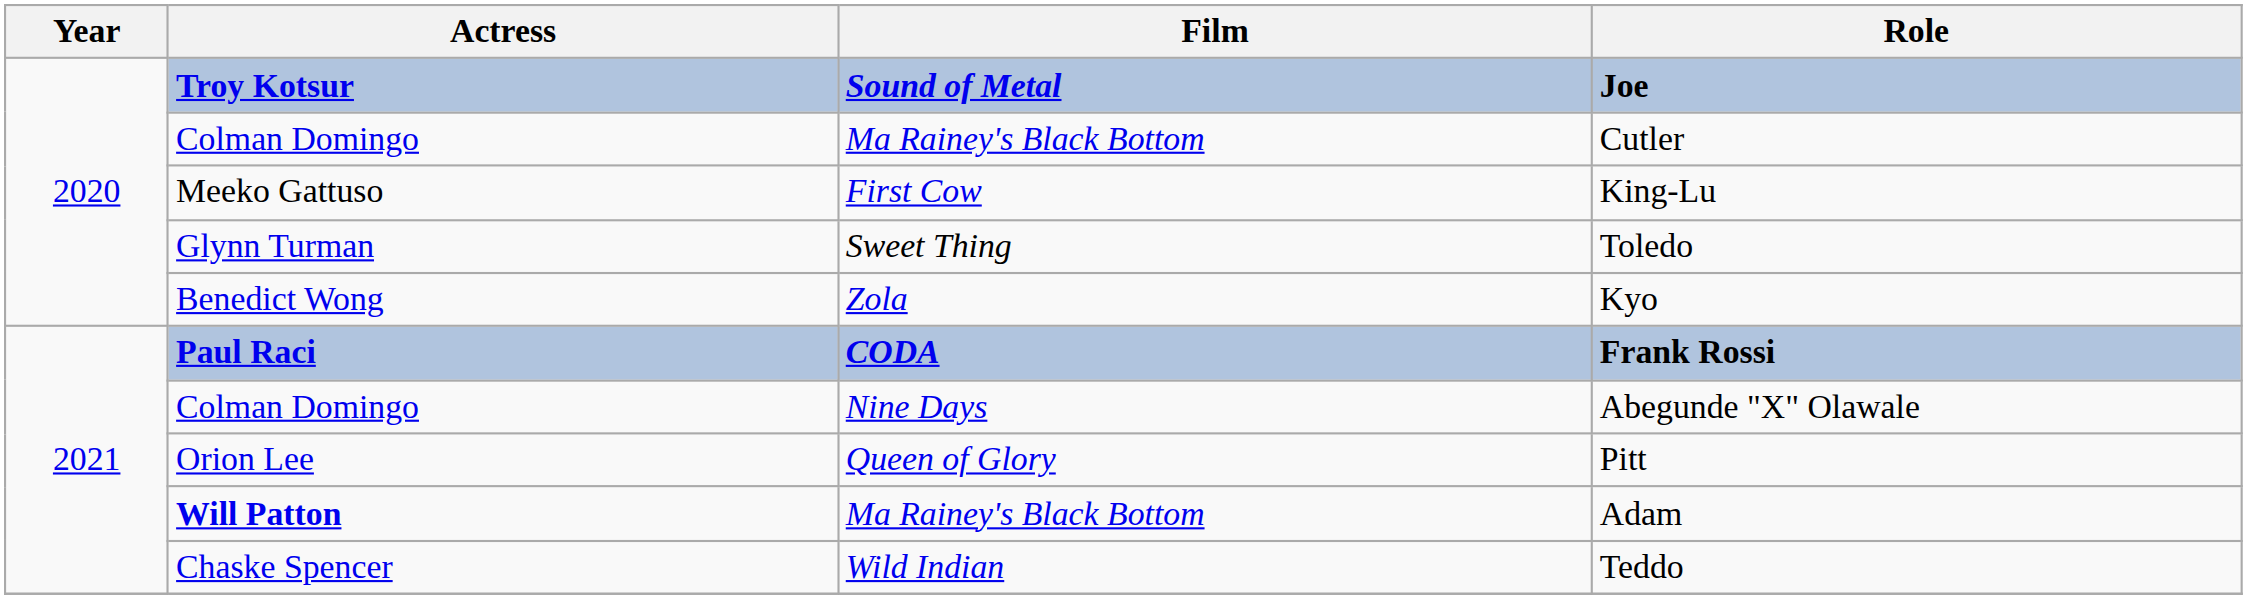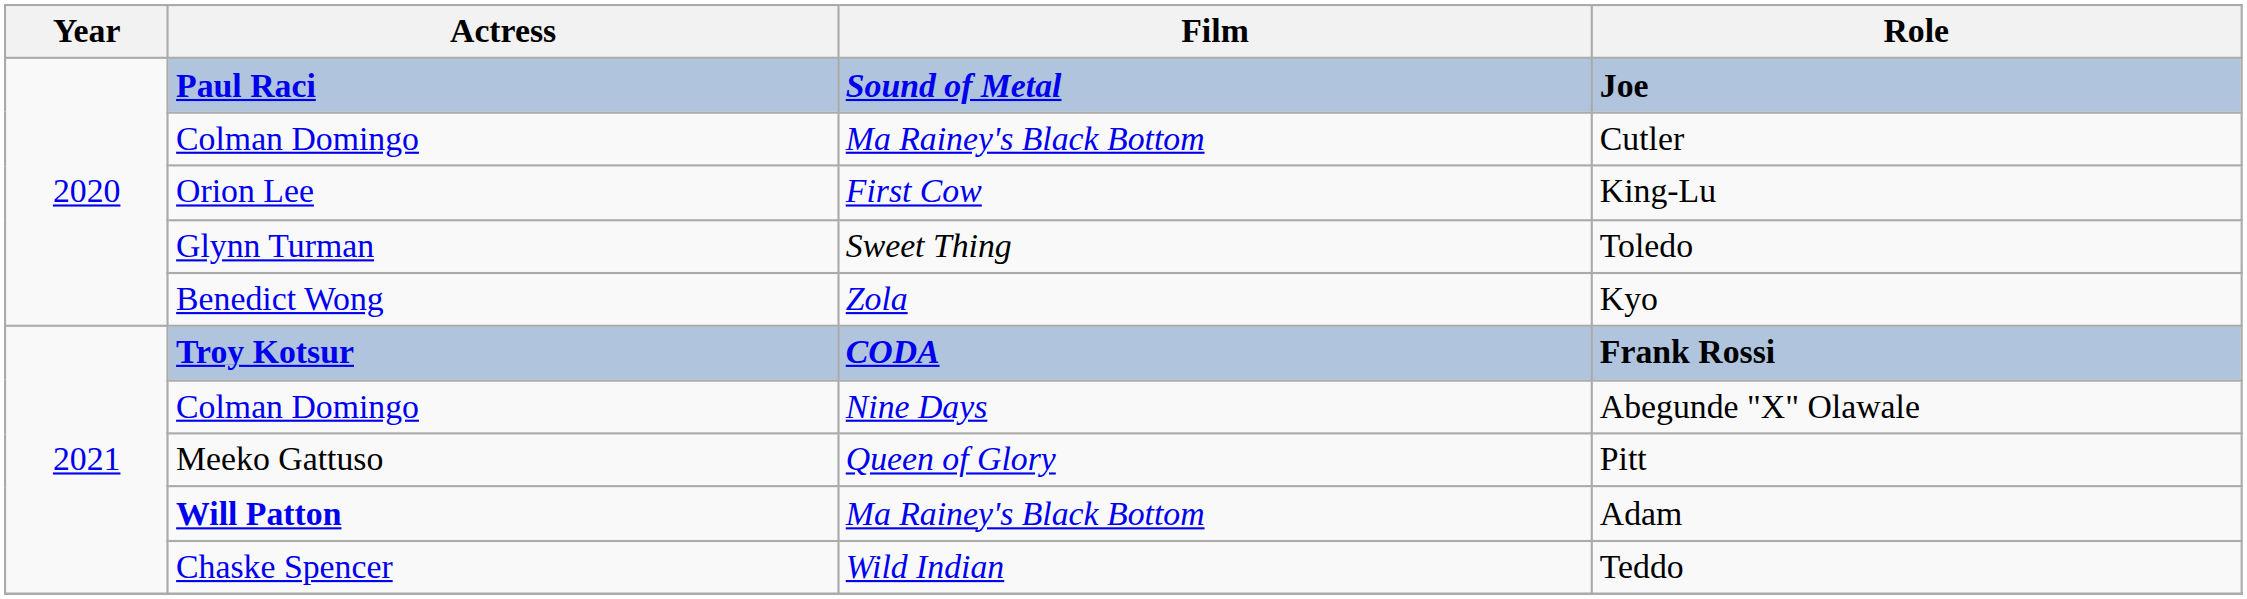(265, 84) Troy Kotsur -> (246, 84) Paul Raci
(280, 191) Meeko Gattuso -> (245, 191) Orion Lee
(246, 352) Paul Raci -> (265, 352) Troy Kotsur
(245, 459) Orion Lee -> (280, 459) Meeko Gattuso
